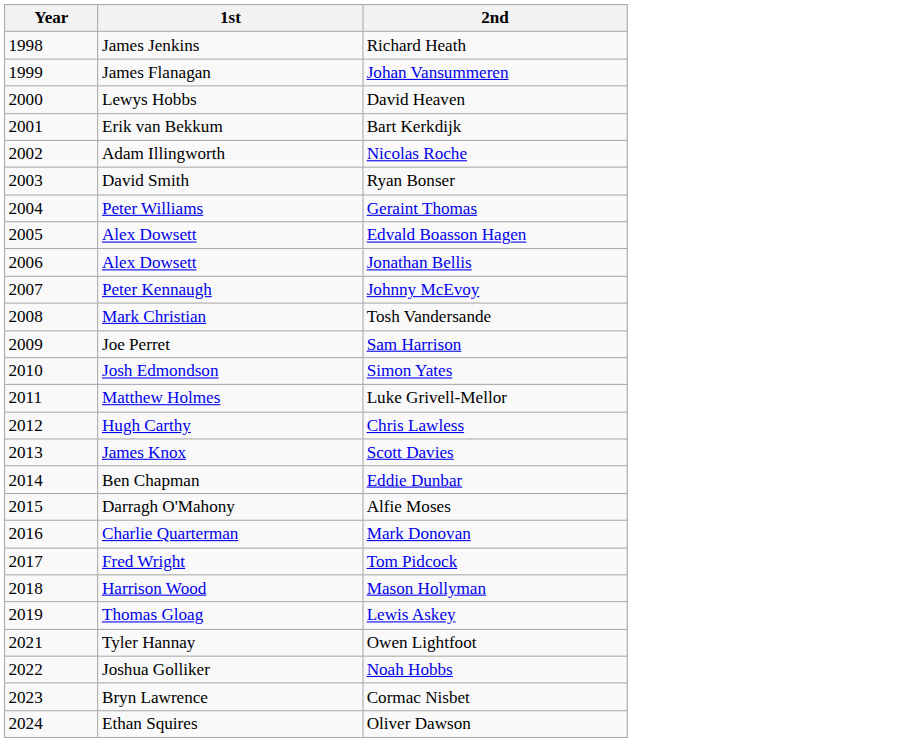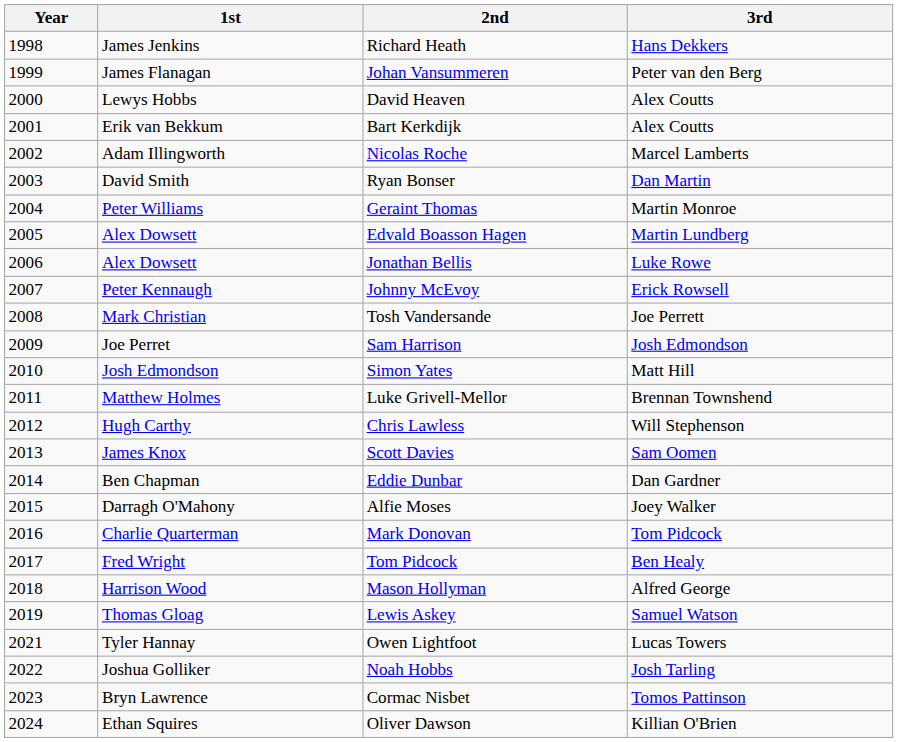+ column: (760, 18)
